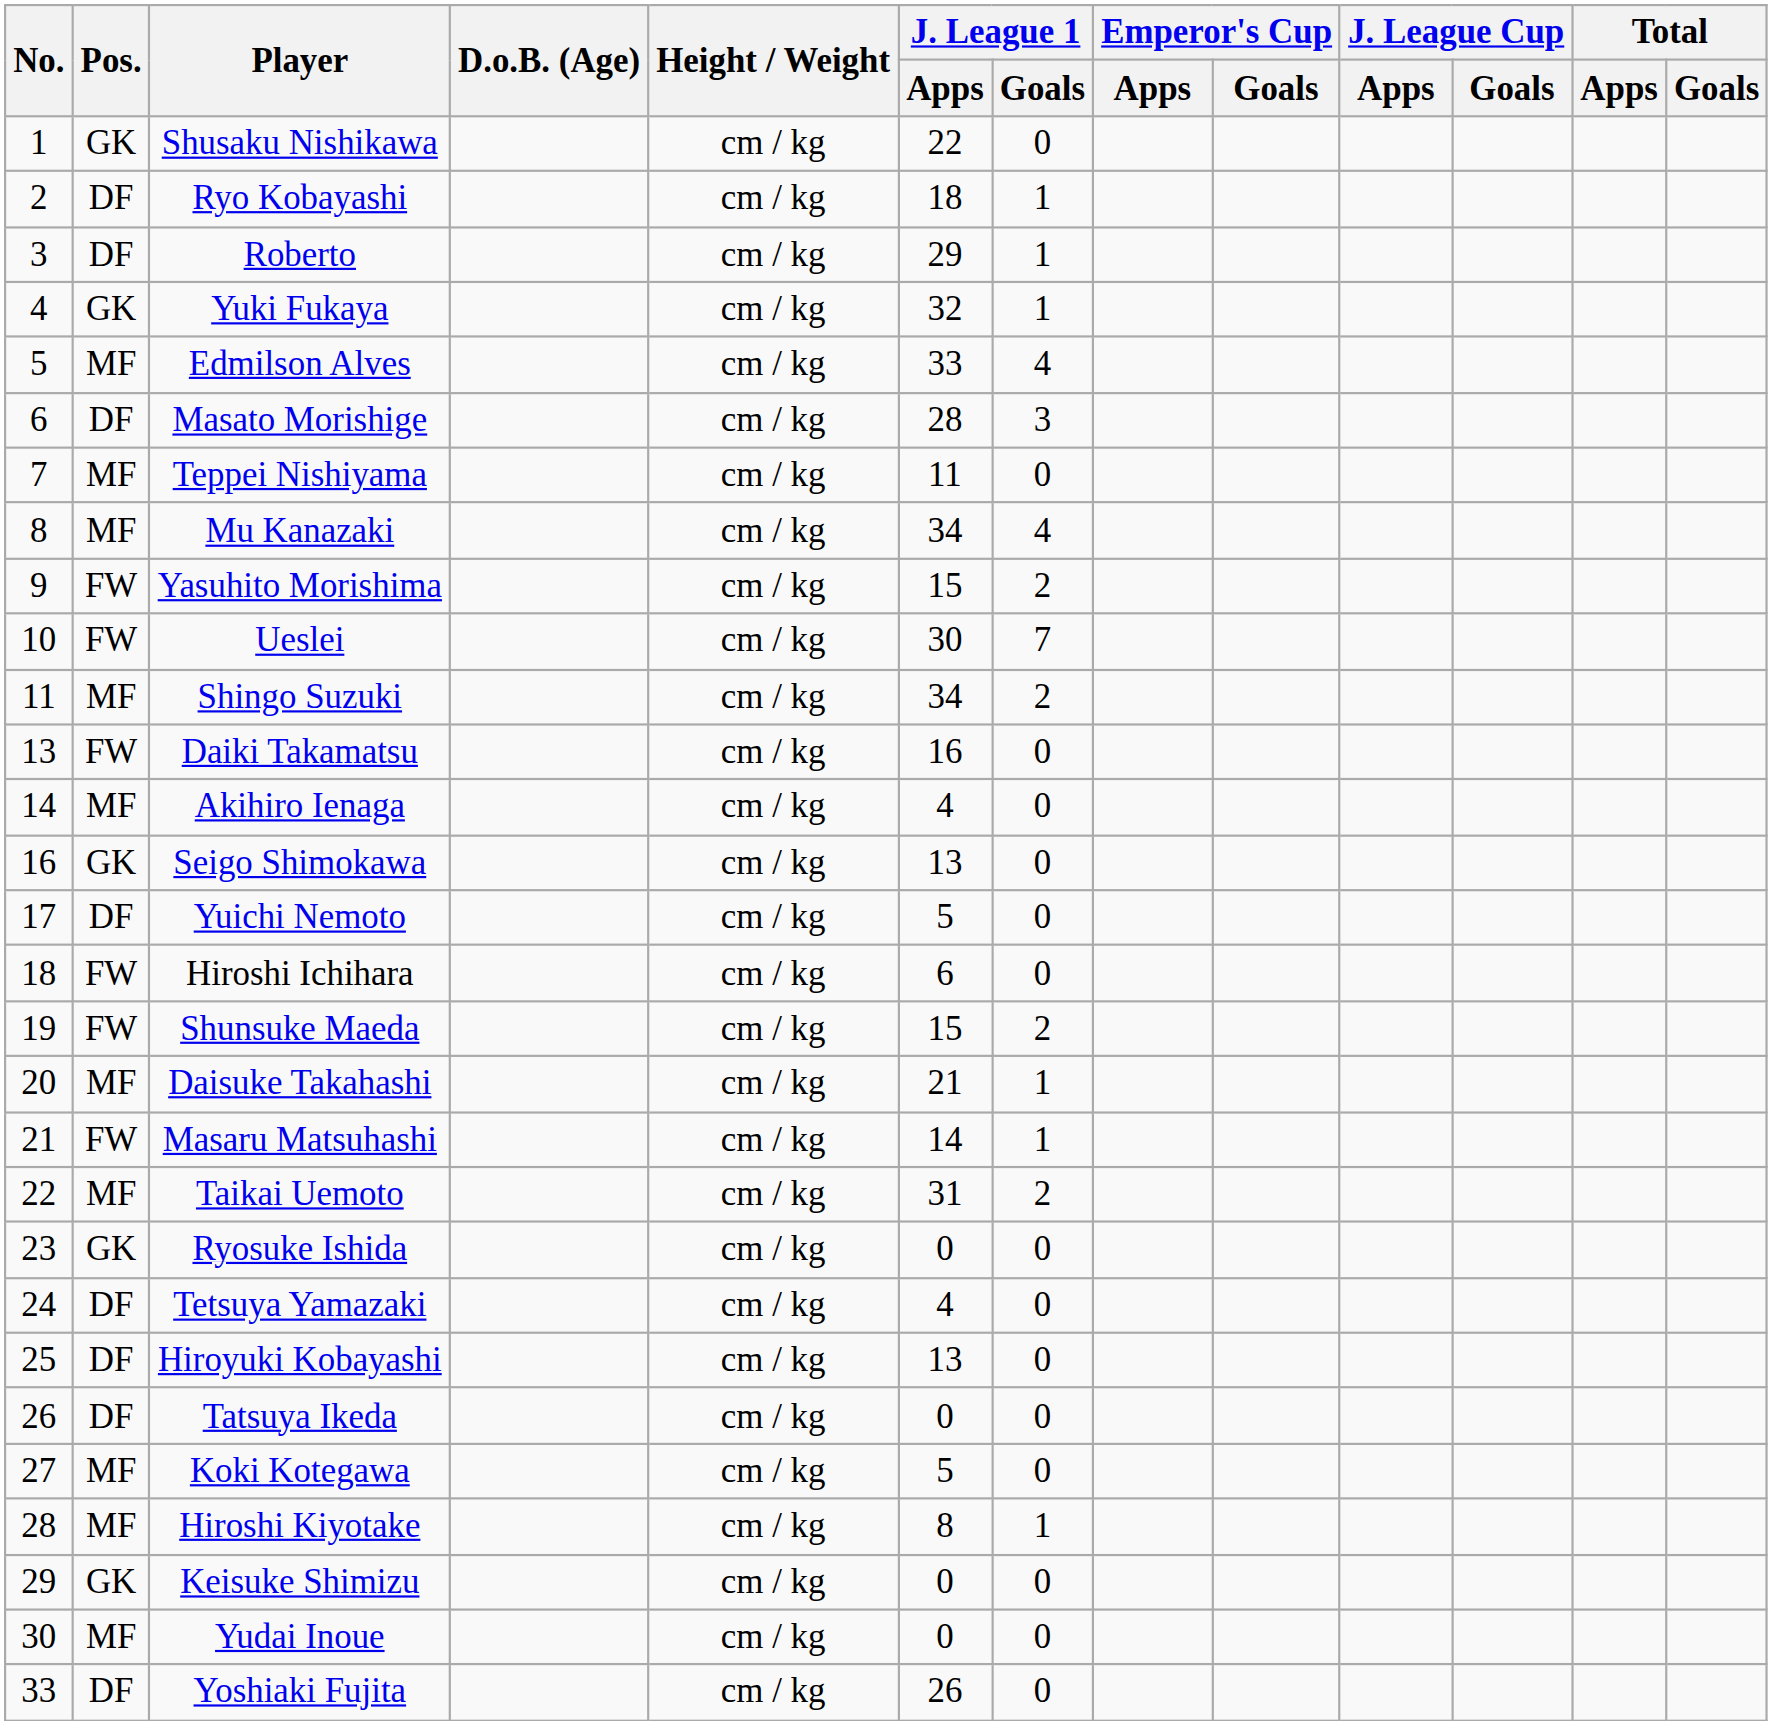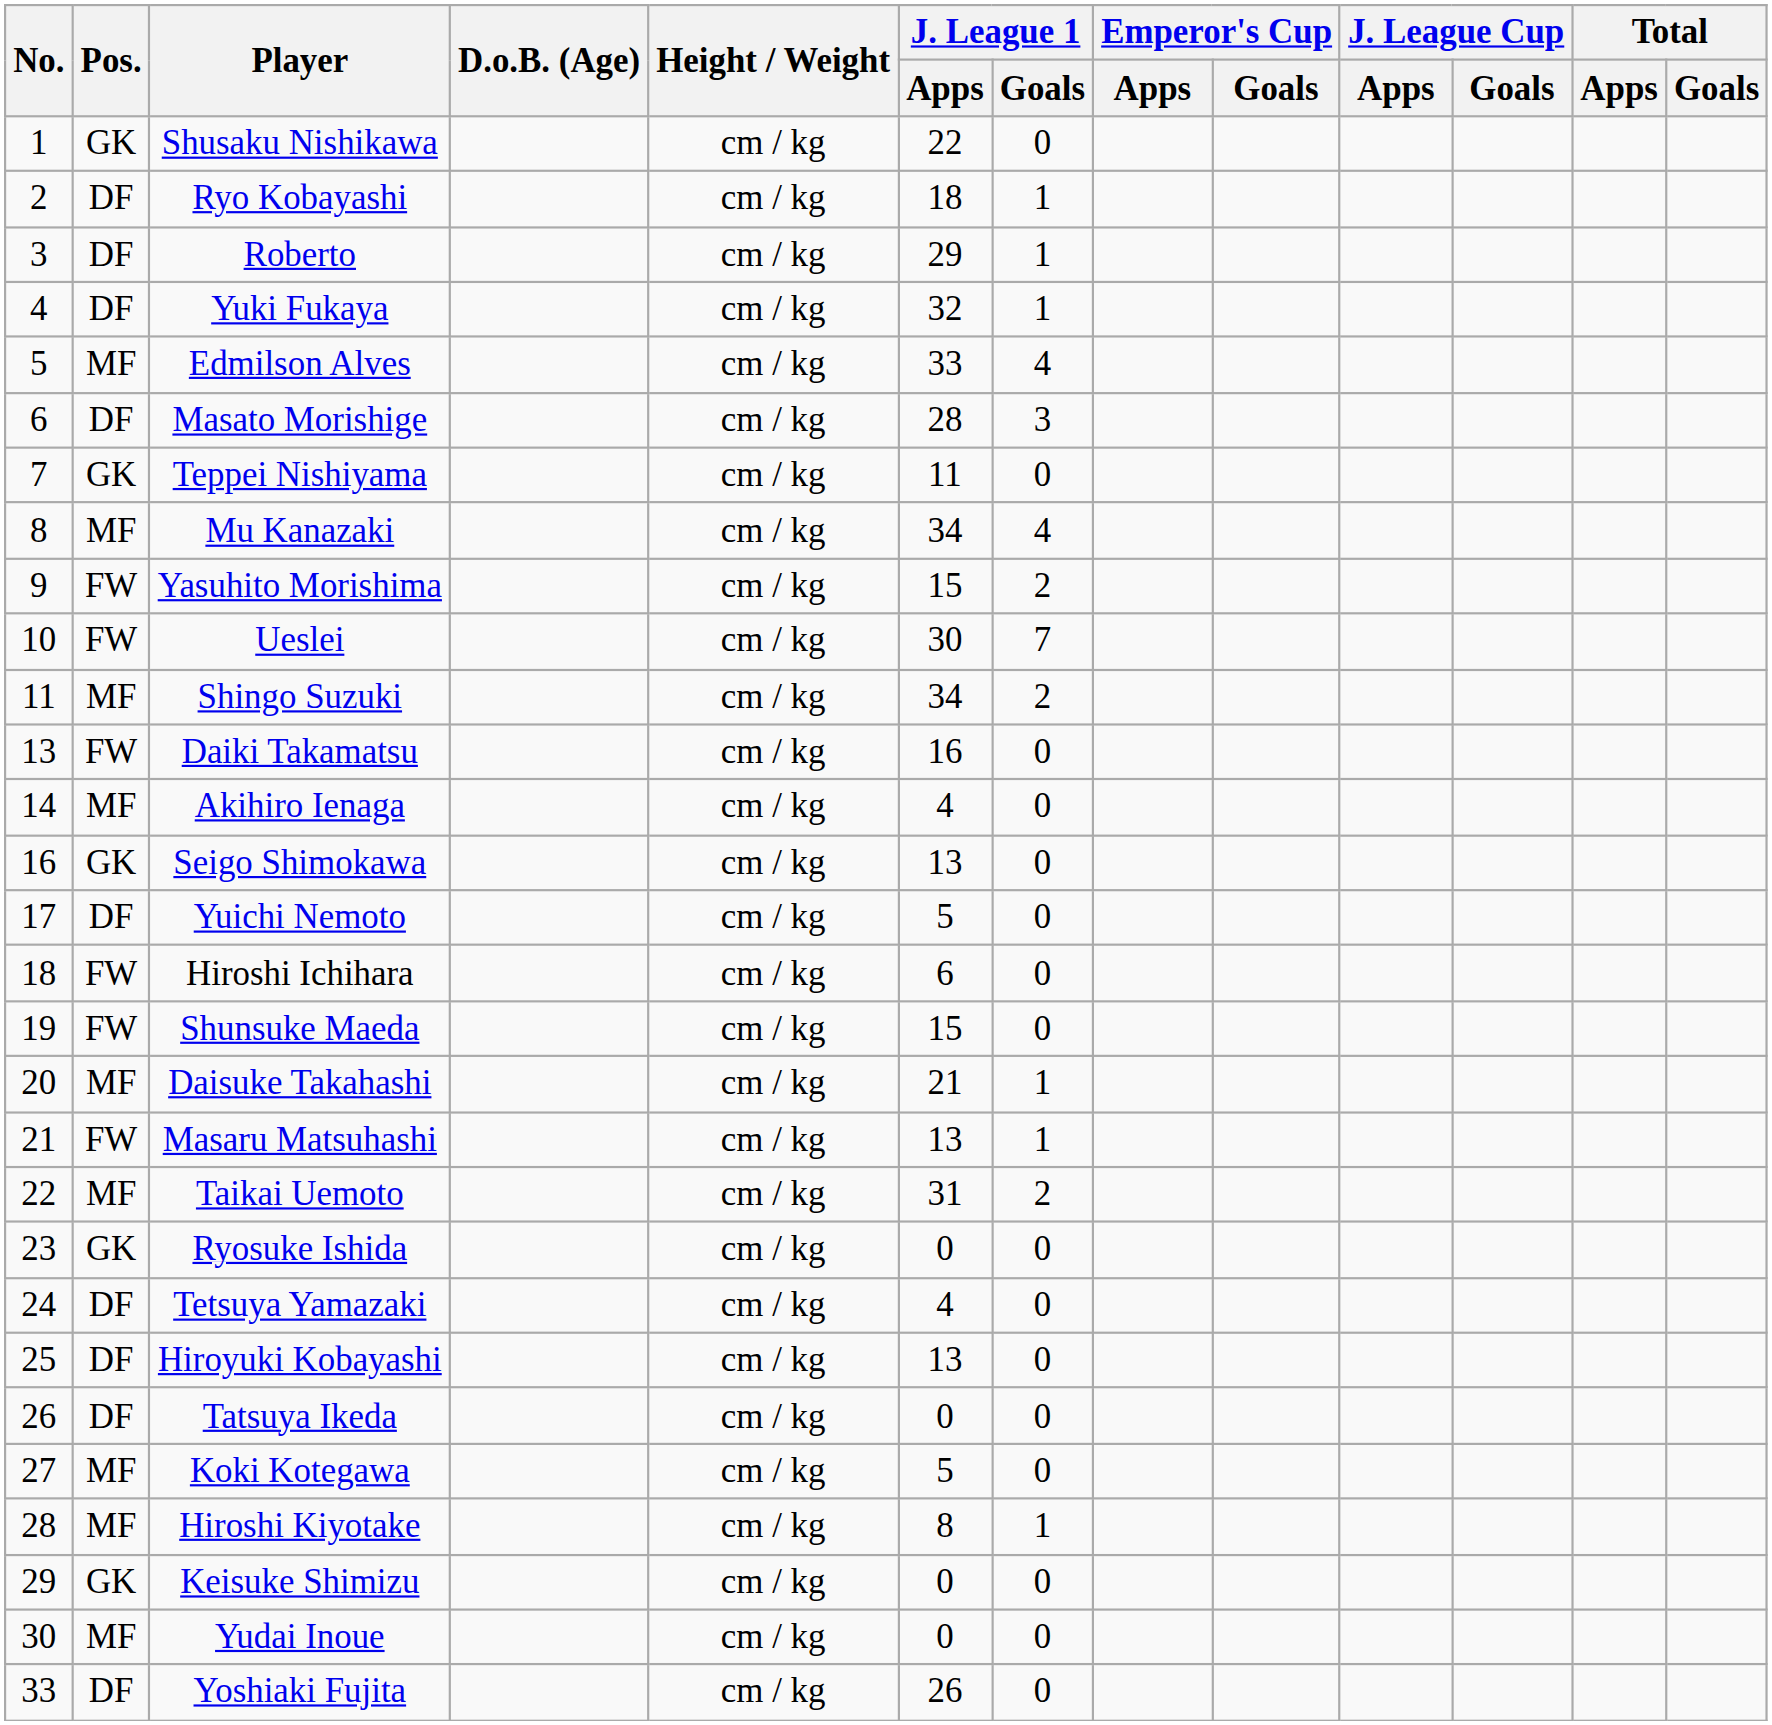(111, 308) GK -> (111, 308) DF
(111, 474) MF -> (111, 474) GK
(1042, 1027) 2 -> (1042, 1027) 0
(945, 1138) 14 -> (945, 1138) 13
